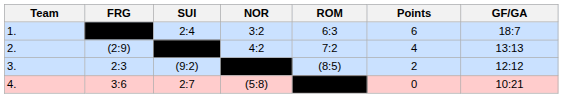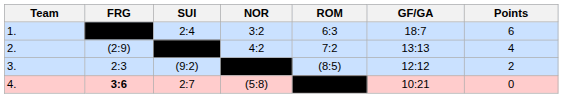columns swapped: (510, 13) <-> (414, 13)
(119, 84) normal -> (119, 84) bold
